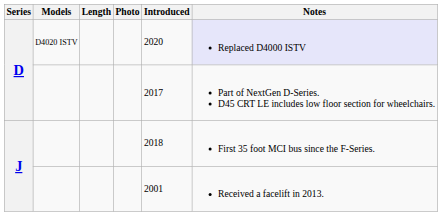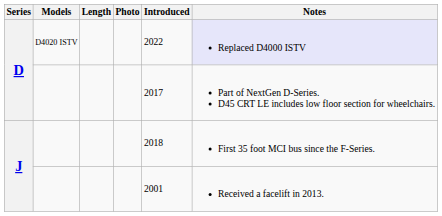(153, 42) 2020 -> (153, 42) 2022
